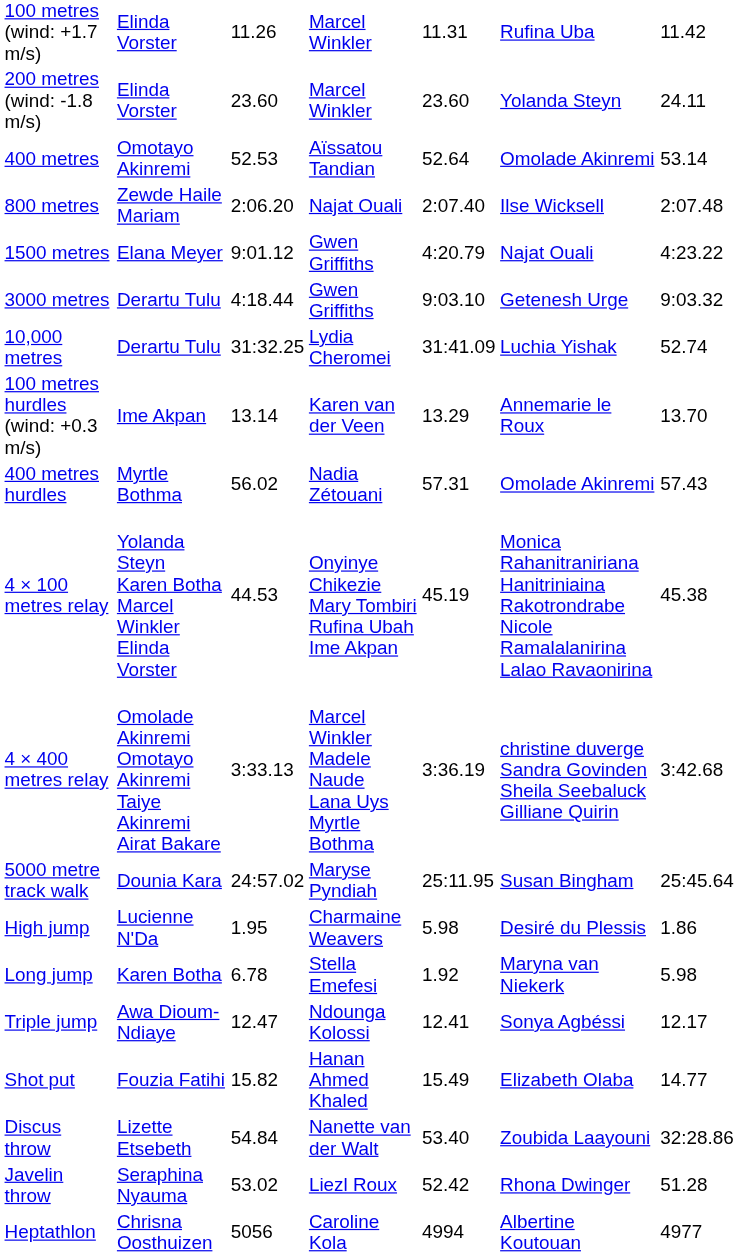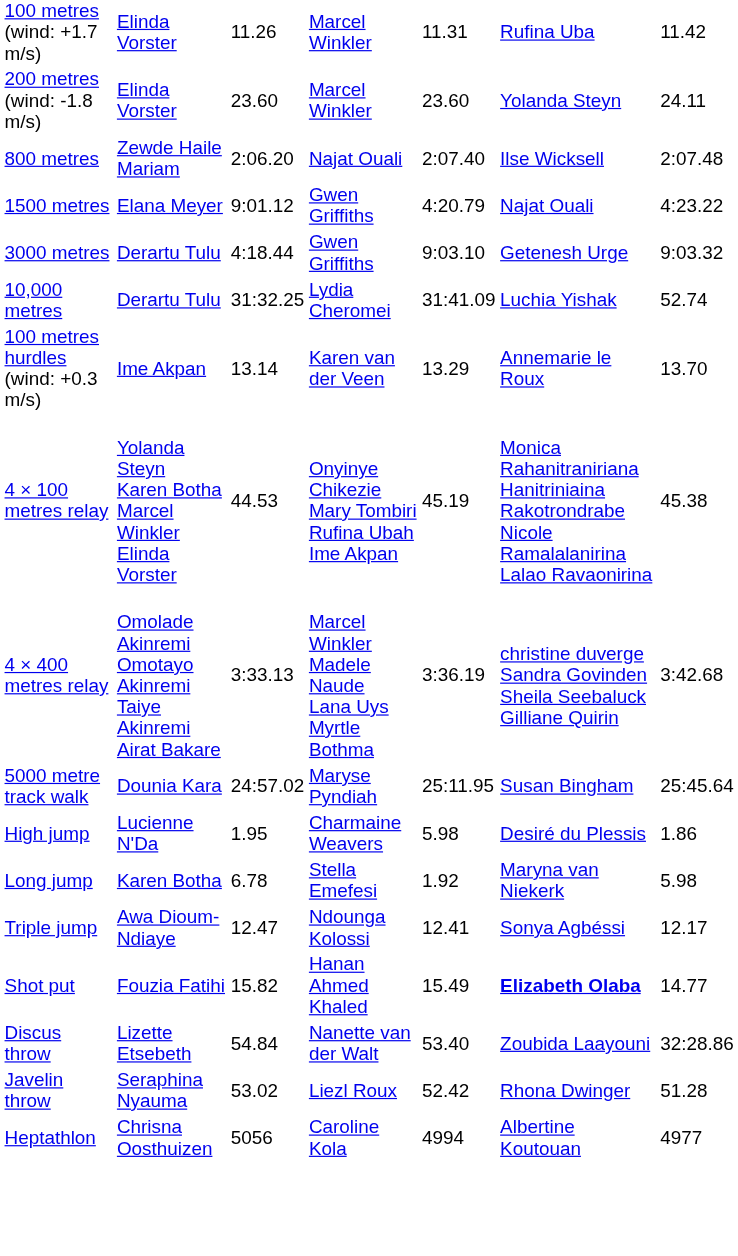- row: (52, 158)
- row: (52, 484)
(567, 1080) normal -> (570, 985) bold
